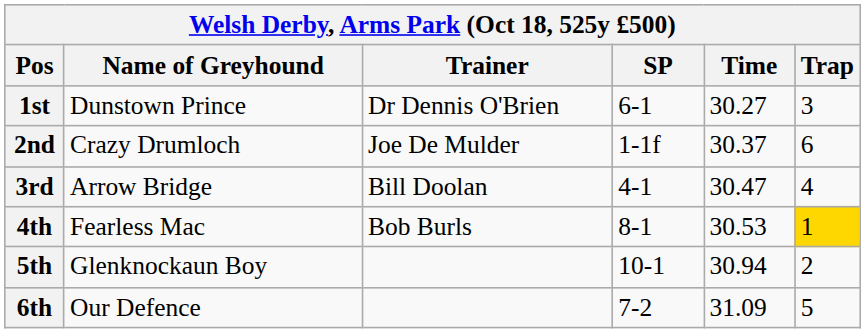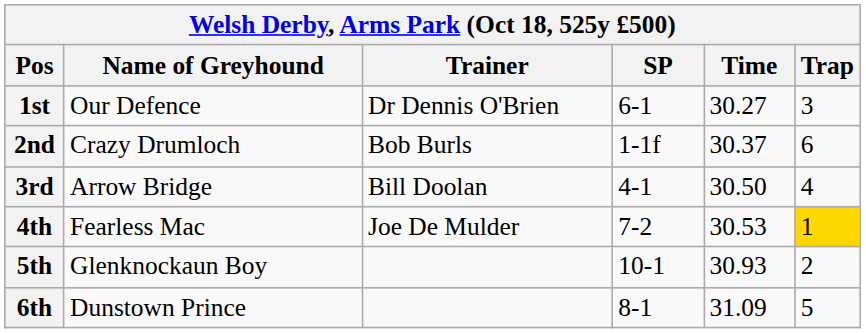(158, 105) Dunstown Prince -> (135, 105) Our Defence
(444, 145) Joe De Mulder -> (420, 145) Bob Burls
(738, 186) 30.47 -> (738, 186) 30.50
(420, 226) Bob Burls -> (444, 226) Joe De Mulder
(635, 226) 8-1 -> (635, 226) 7-2
(738, 266) 30.94 -> (738, 266) 30.93
(135, 307) Our Defence -> (158, 307) Dunstown Prince
(635, 307) 7-2 -> (635, 307) 8-1
